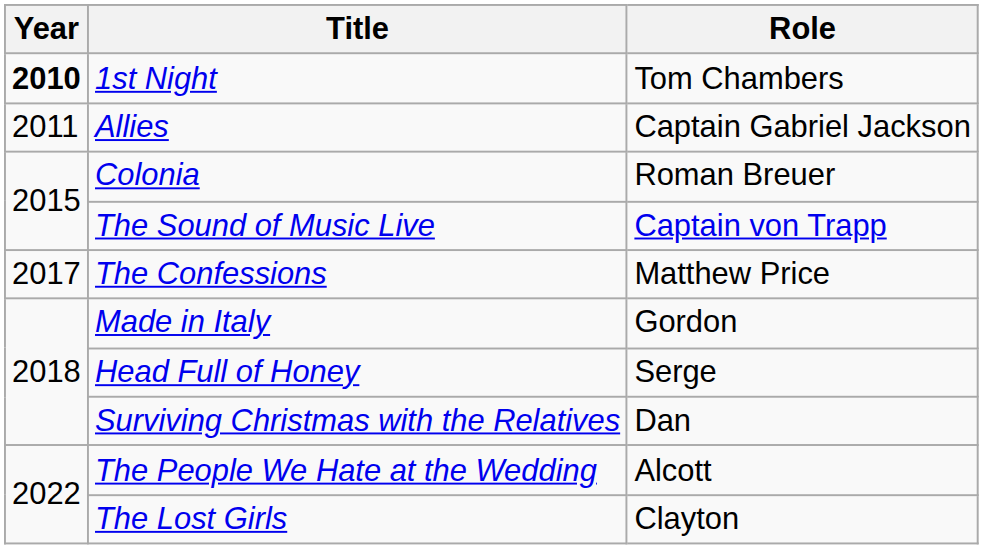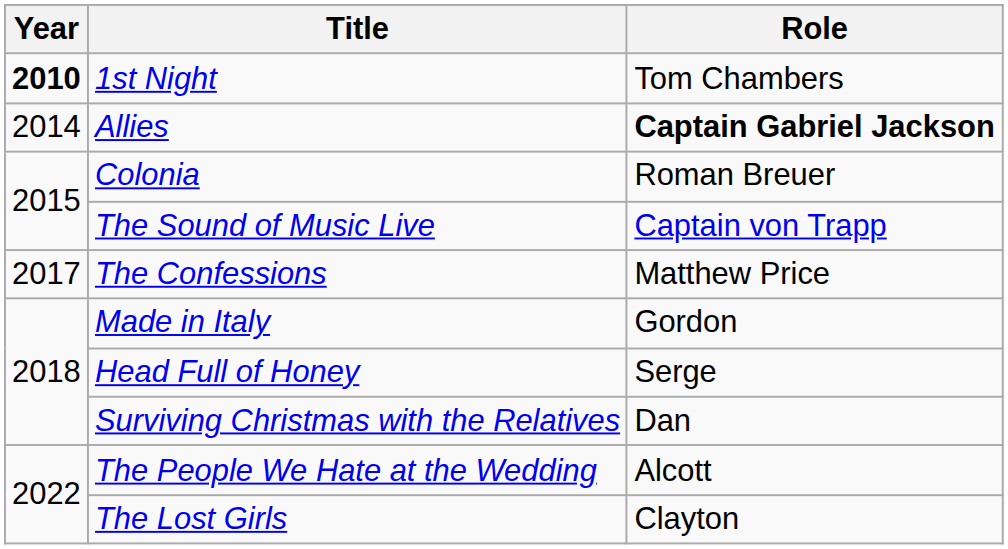(45, 126) 2011 -> (46, 126) 2014
(803, 126) normal -> (815, 126) bold
